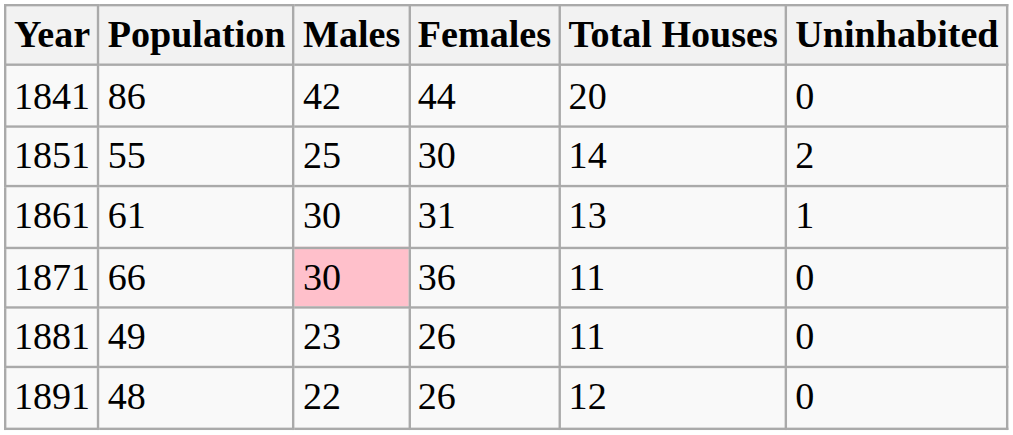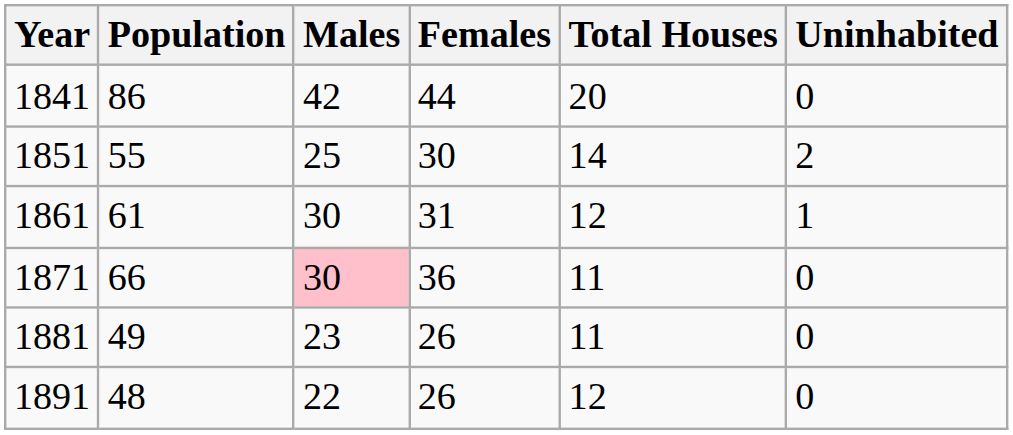(588, 215) 13 -> (588, 215) 12
